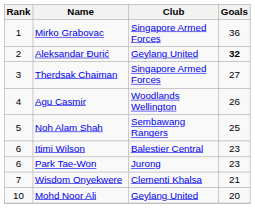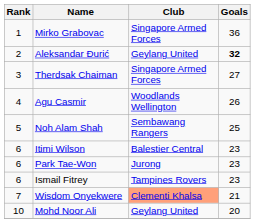+ row: (61, 179)
(166, 179) no background -> (166, 195) lightsalmon background
